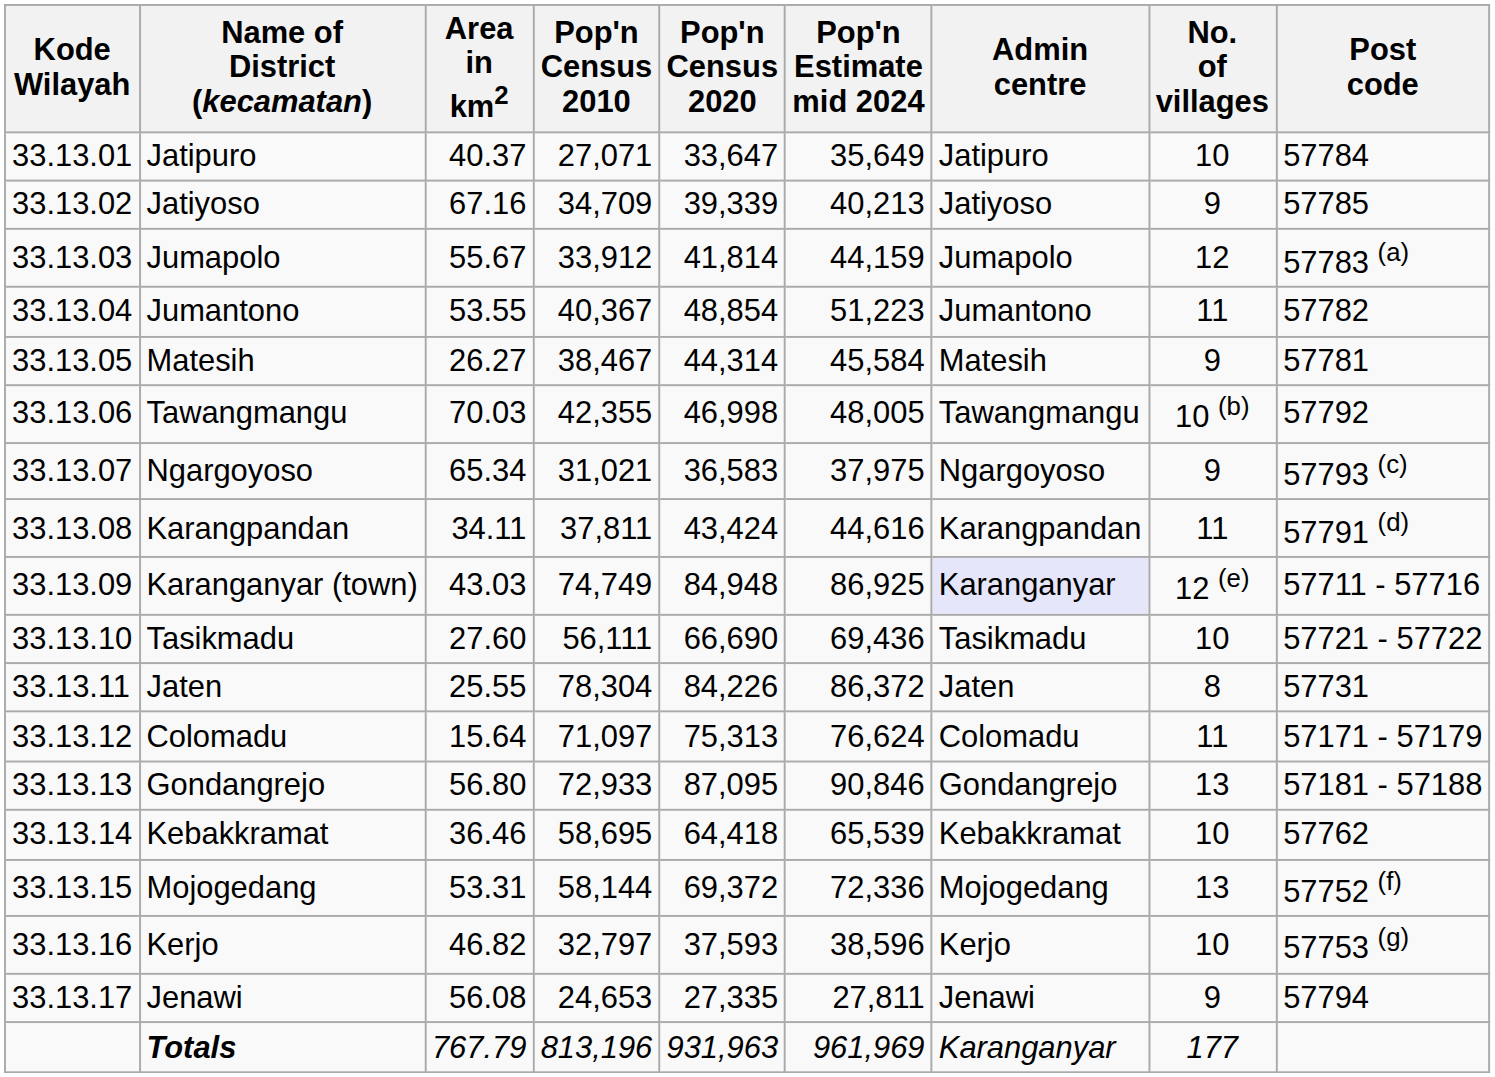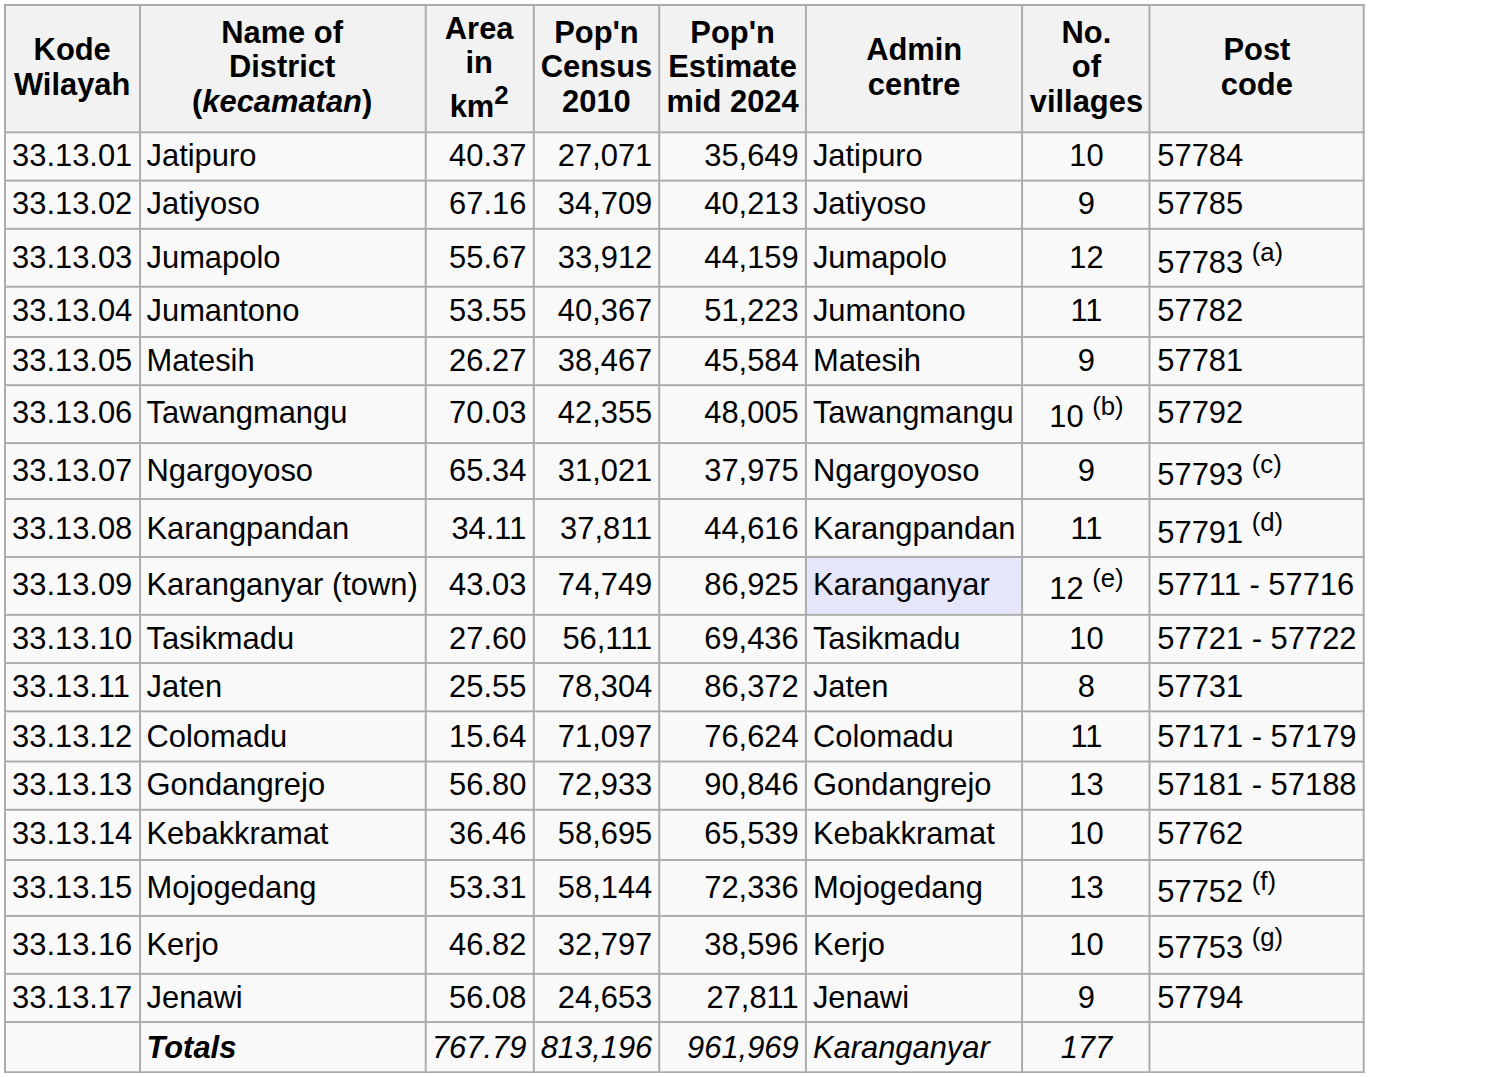- column: (722, 67)
